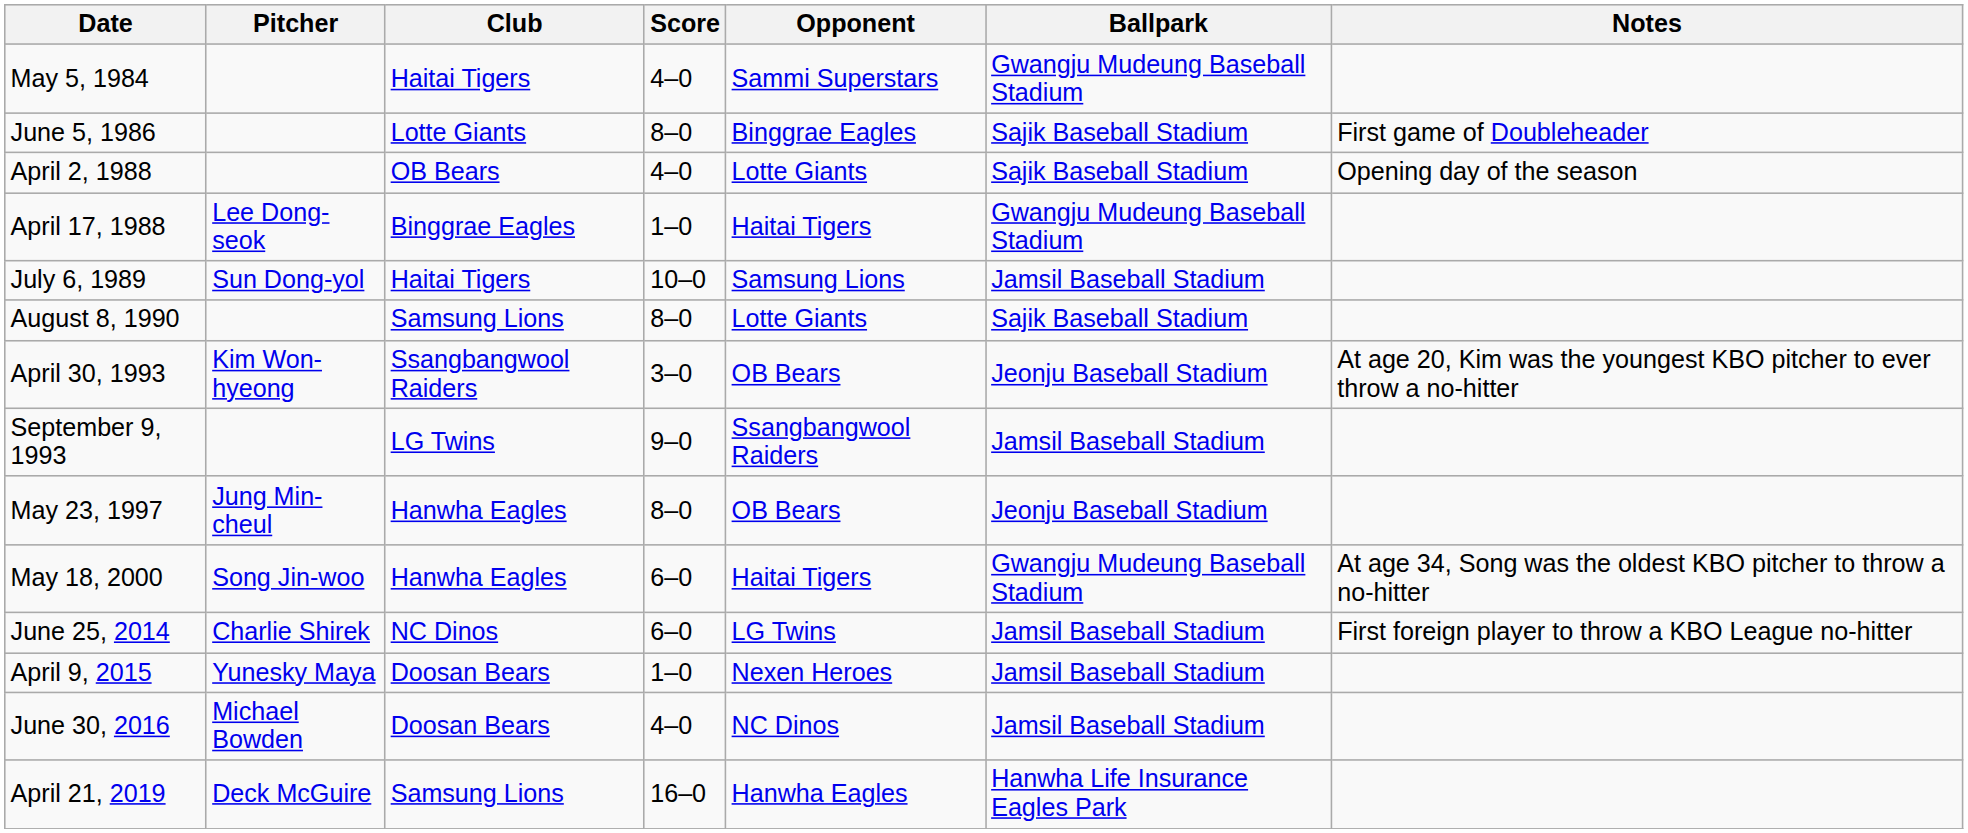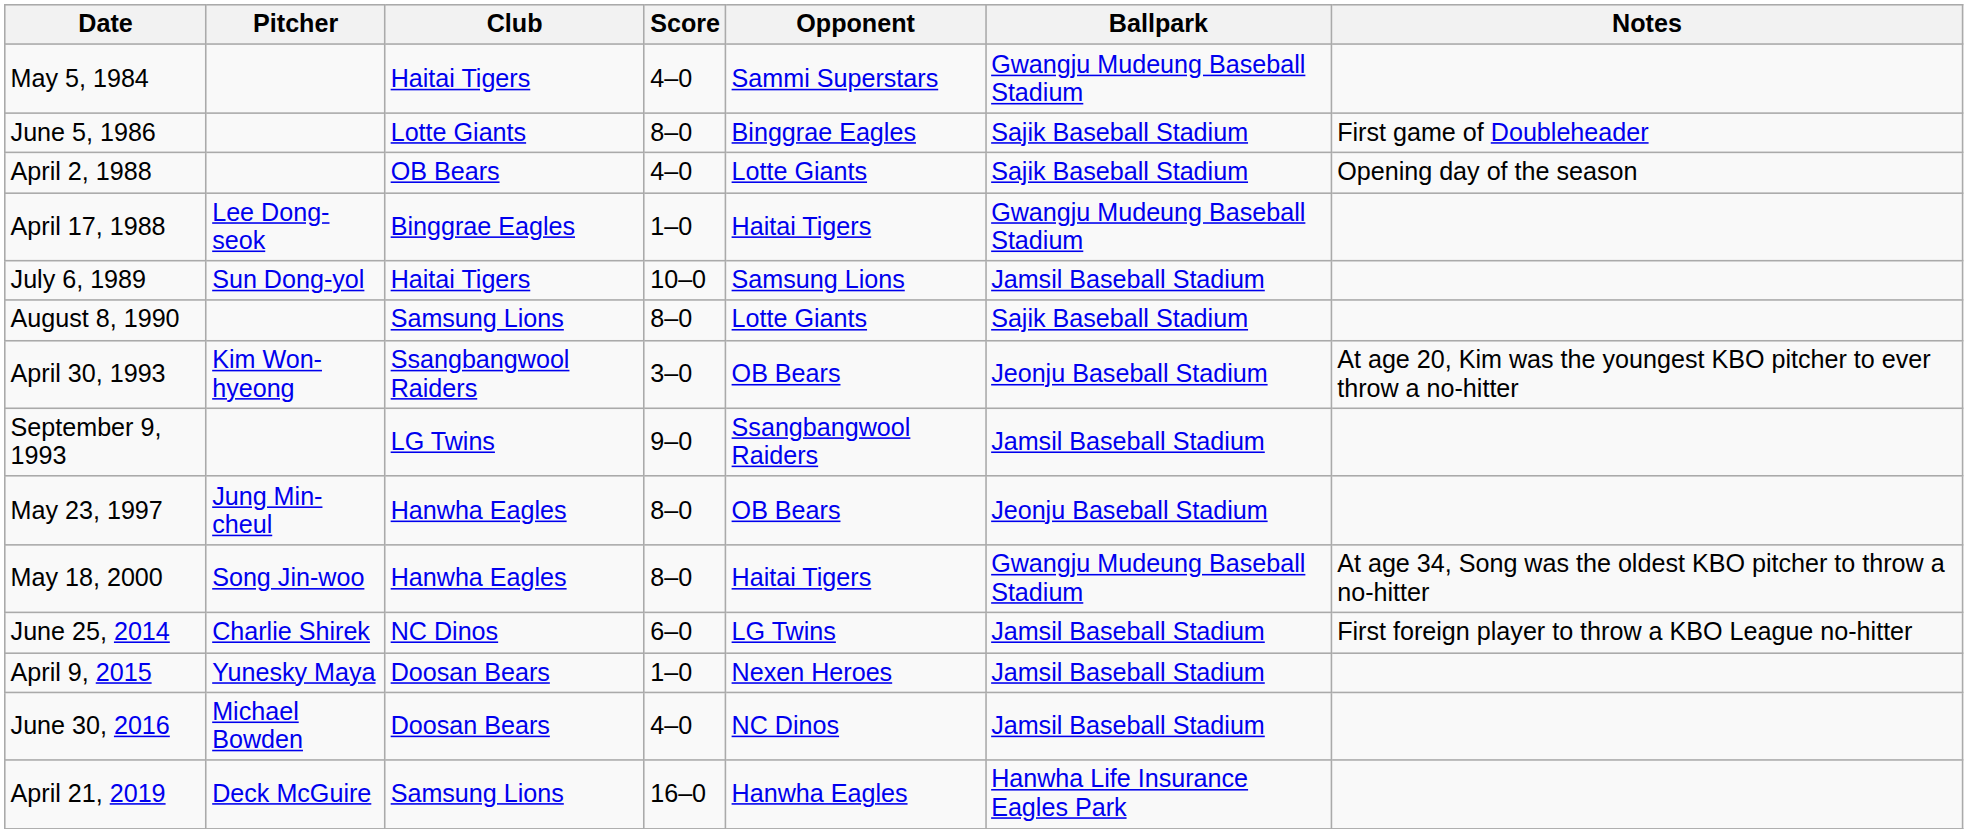(671, 578) 6–0 -> (671, 578) 8–0
